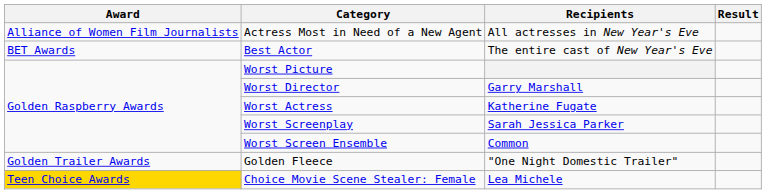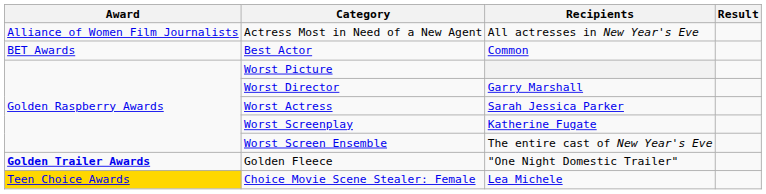(600, 51) The entire cast of New Year's Eve -> (508, 51) Common
(542, 106) Katherine Fugate -> (556, 106) Sarah Jessica Parker
(556, 124) Sarah Jessica Parker -> (542, 124) Katherine Fugate
(508, 143) Common -> (600, 143) The entire cast of New Year's Eve
(79, 161) normal -> (79, 161) bold
